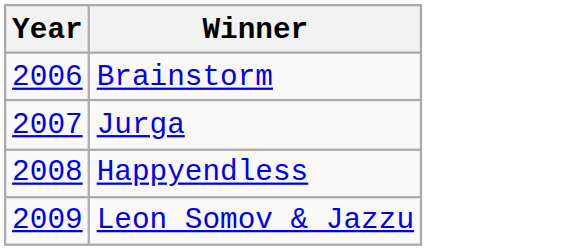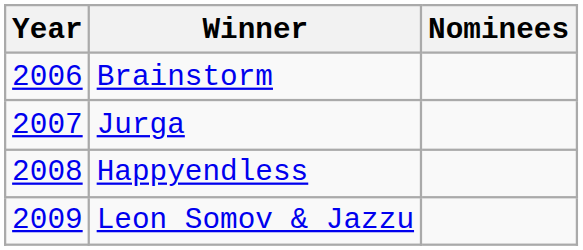+ column: (499, 29)
